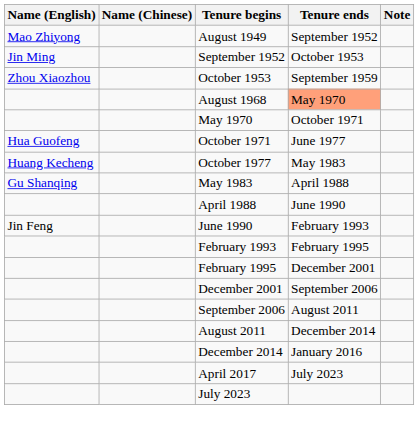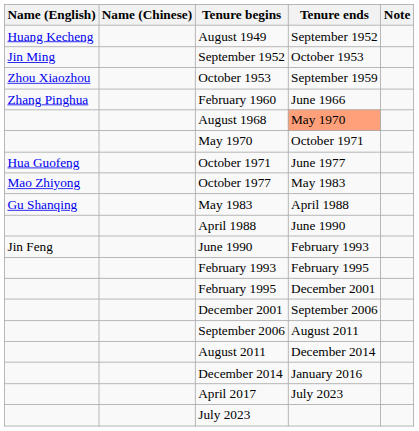(44, 36) Mao Zhiyong -> (50, 36) Huang Kecheng
+ row: (237, 99)
(50, 162) Huang Kecheng -> (44, 183) Mao Zhiyong
